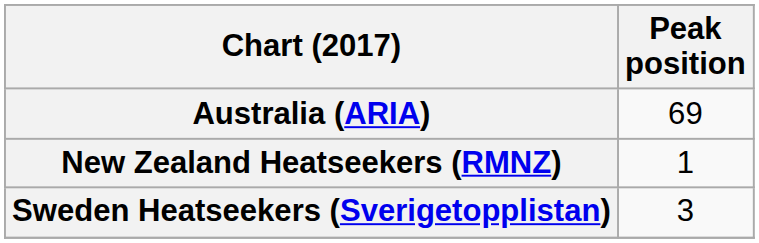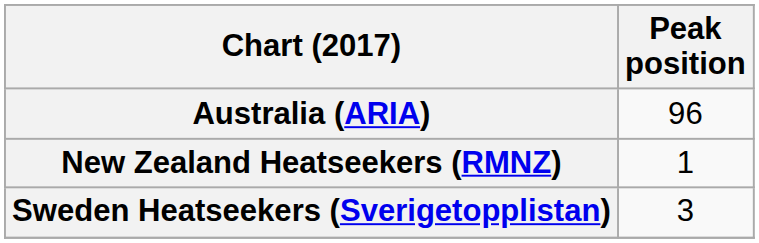(685, 113) 69 -> (685, 113) 96
